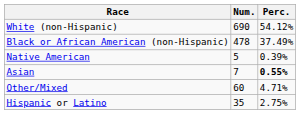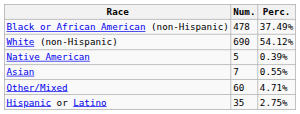rows swapped: (62, 27) <-> (118, 42)
(274, 72) bold -> (274, 72) normal
